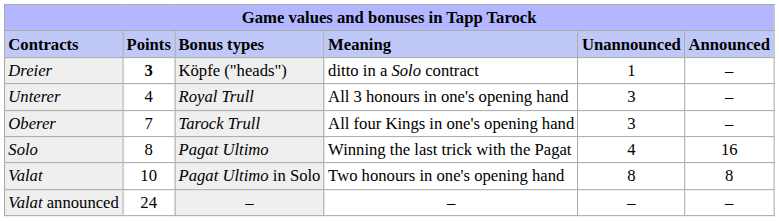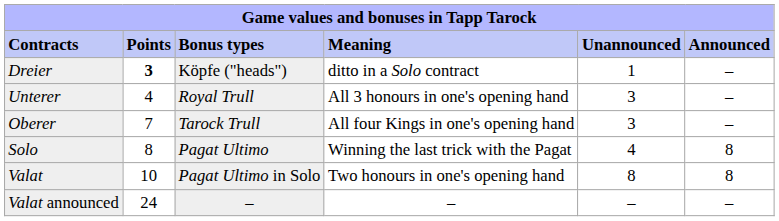(729, 149) 16 -> (729, 149) 8
